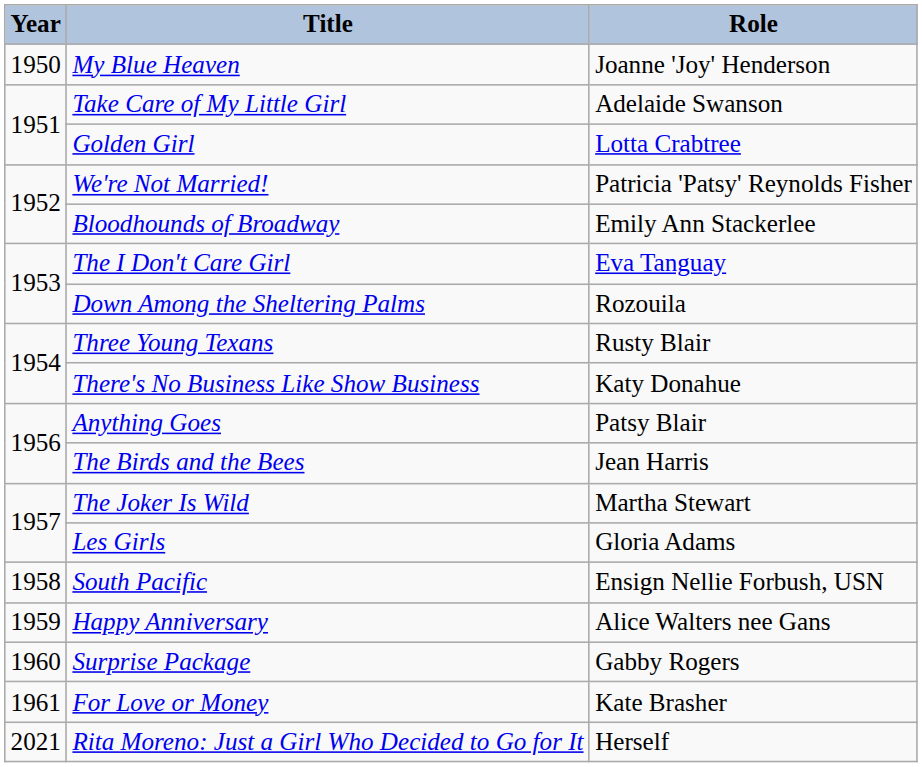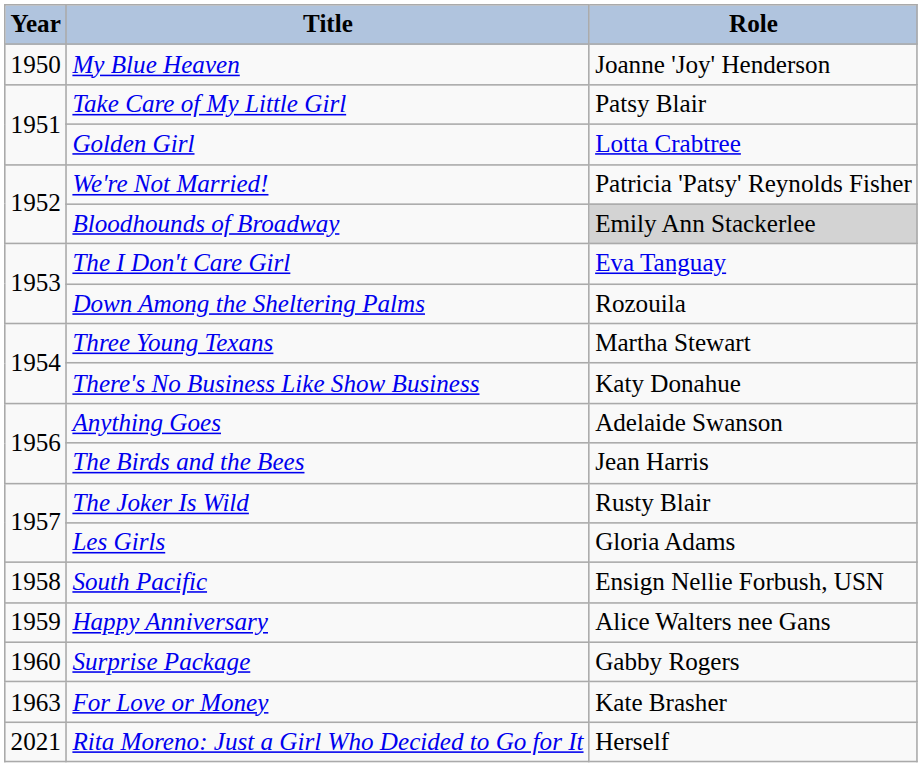(689, 104) Adelaide Swanson -> (651, 104) Patsy Blair
(705, 223) no background -> (705, 223) lightgrey background
(653, 343) Rusty Blair -> (673, 343) Martha Stewart
(651, 422) Patsy Blair -> (689, 422) Adelaide Swanson
(673, 502) Martha Stewart -> (653, 502) Rusty Blair
(36, 701) 1961 -> (36, 701) 1963
